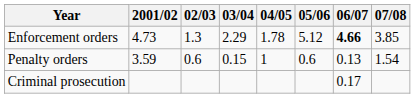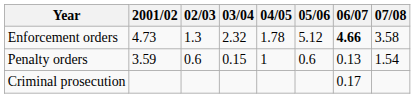(234, 37) 2.29 -> (234, 37) 2.32
(387, 37) 3.85 -> (387, 37) 3.58
